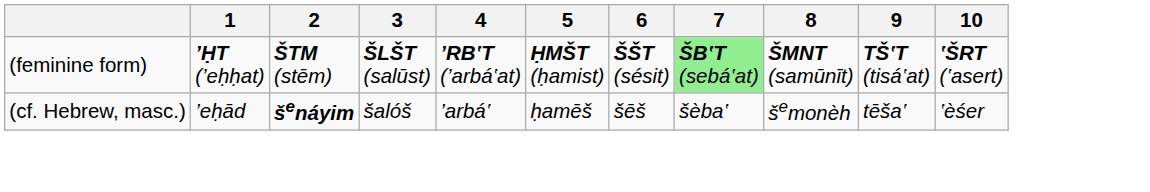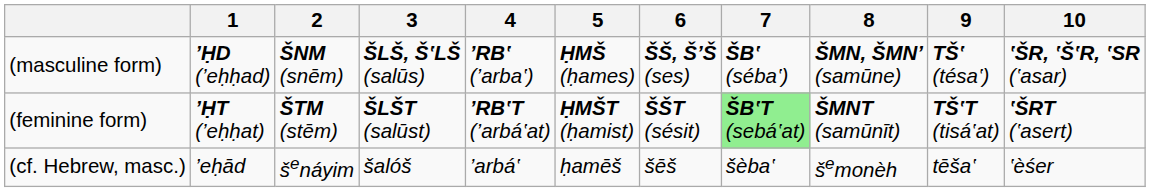+ row: (86, 64)
(314, 111) bold -> (317, 167) normal
